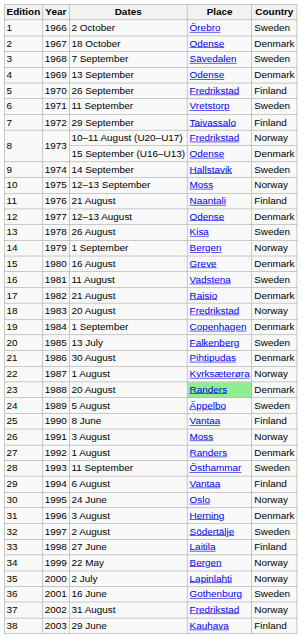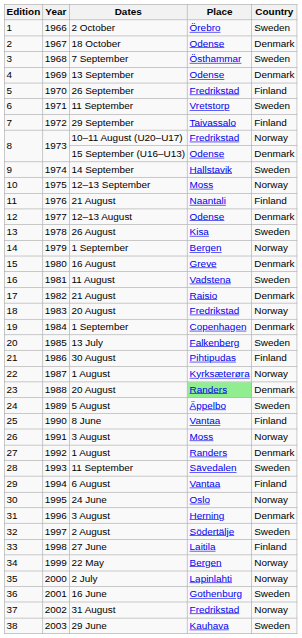(213, 59) Sävedalen -> (216, 59) Östhammar
(274, 358) Denmark -> (271, 358) Finland
(216, 468) Östhammar -> (213, 468) Sävedalen
(271, 625) Finland -> (272, 625) Sweden
